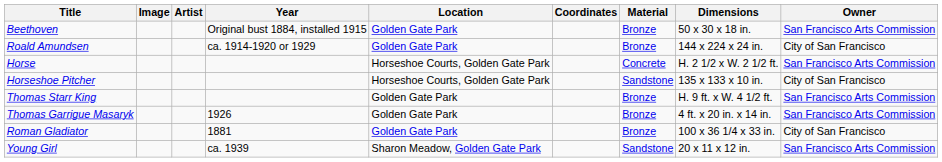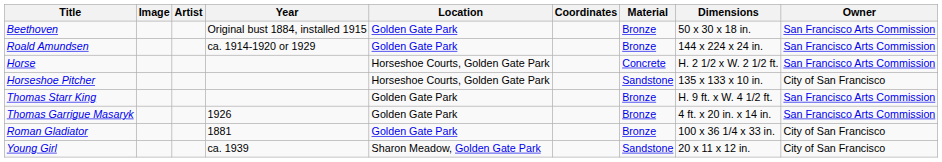(834, 47) City of San Francisco -> (859, 47) San Francisco Arts Commission
(859, 149) San Francisco Arts Commission -> (834, 149) City of San Francisco
